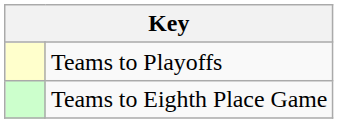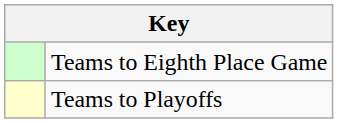rows swapped: (137, 61) <-> (189, 99)
